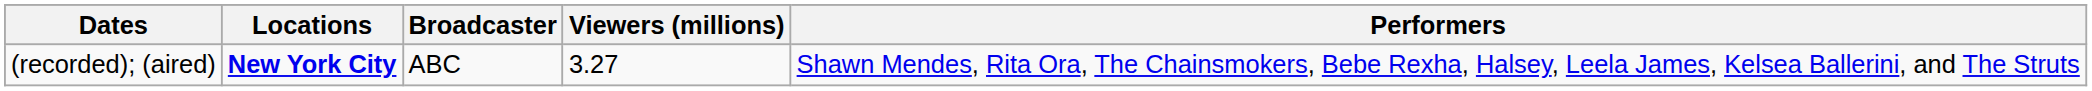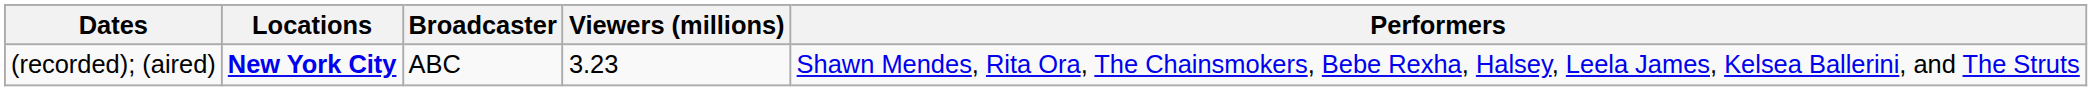(594, 65) 3.27 -> (594, 65) 3.23
